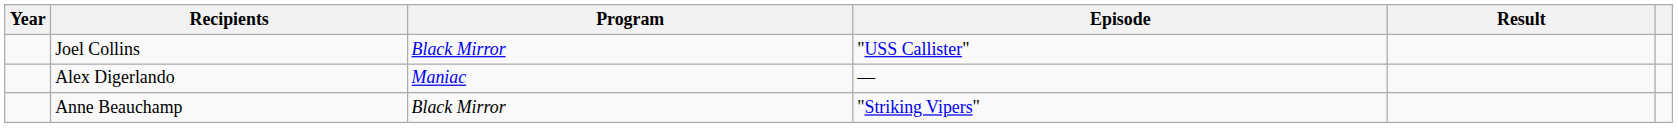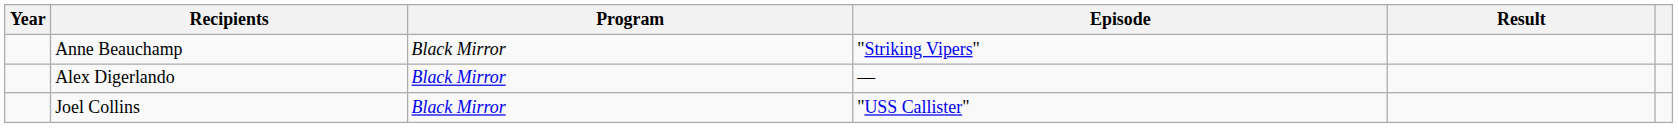rows swapped: (98, 49) <-> (119, 107)
(439, 78) Maniac -> (459, 78) Black Mirror
